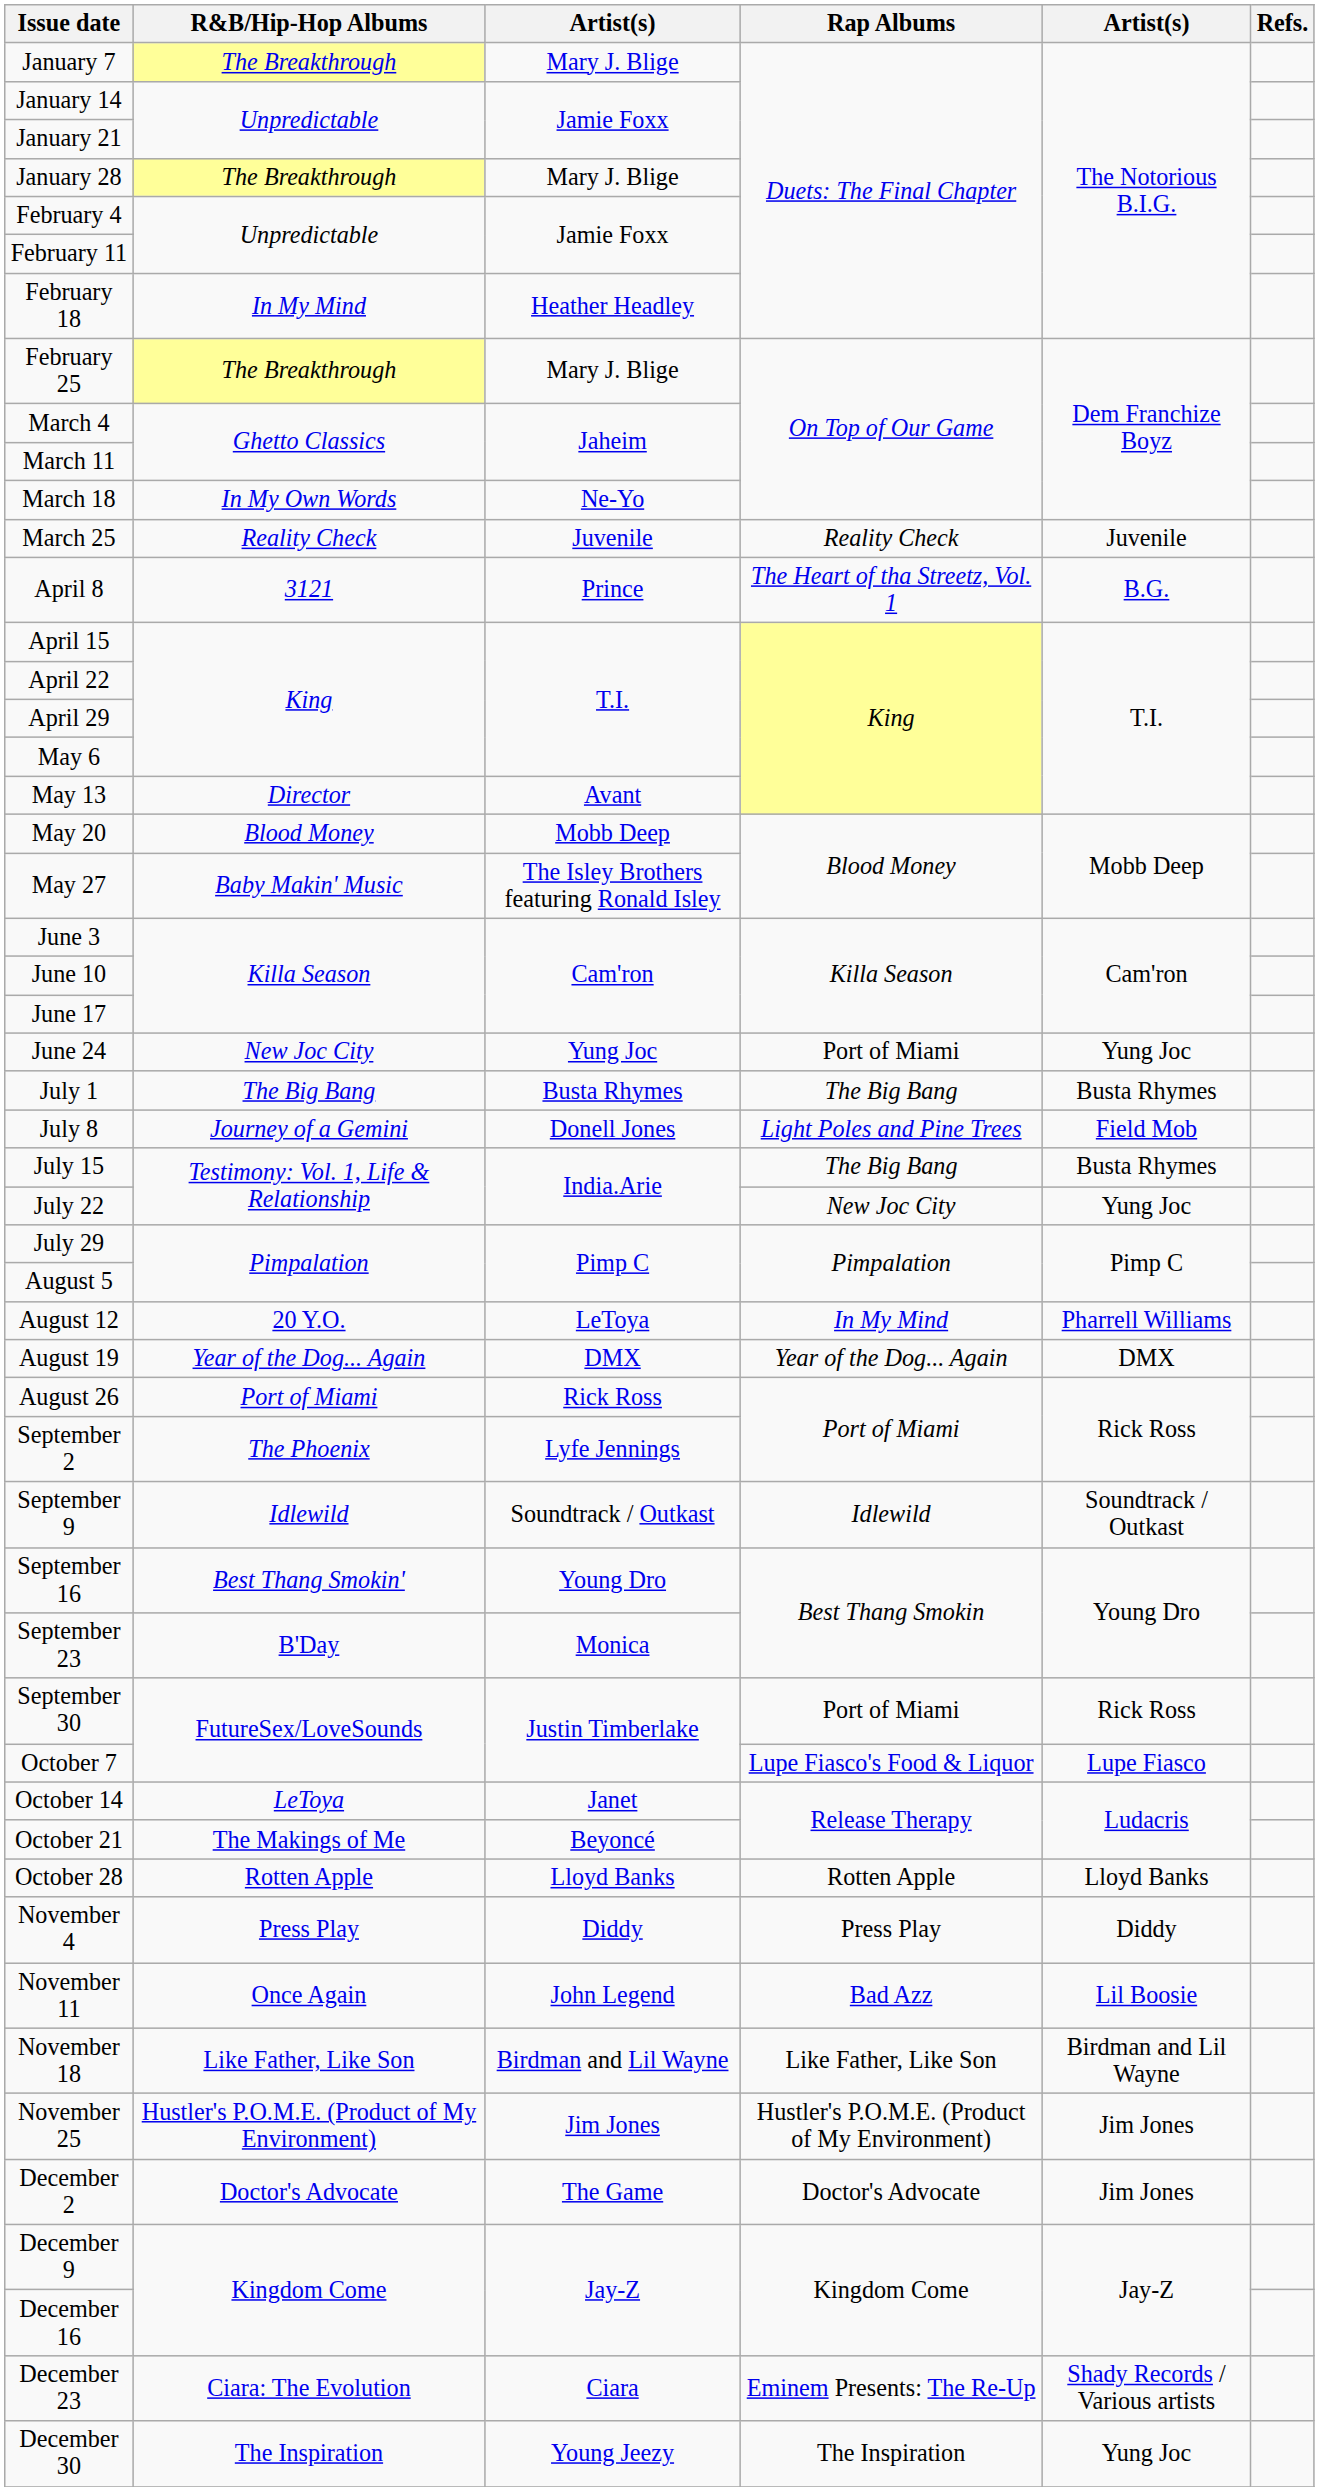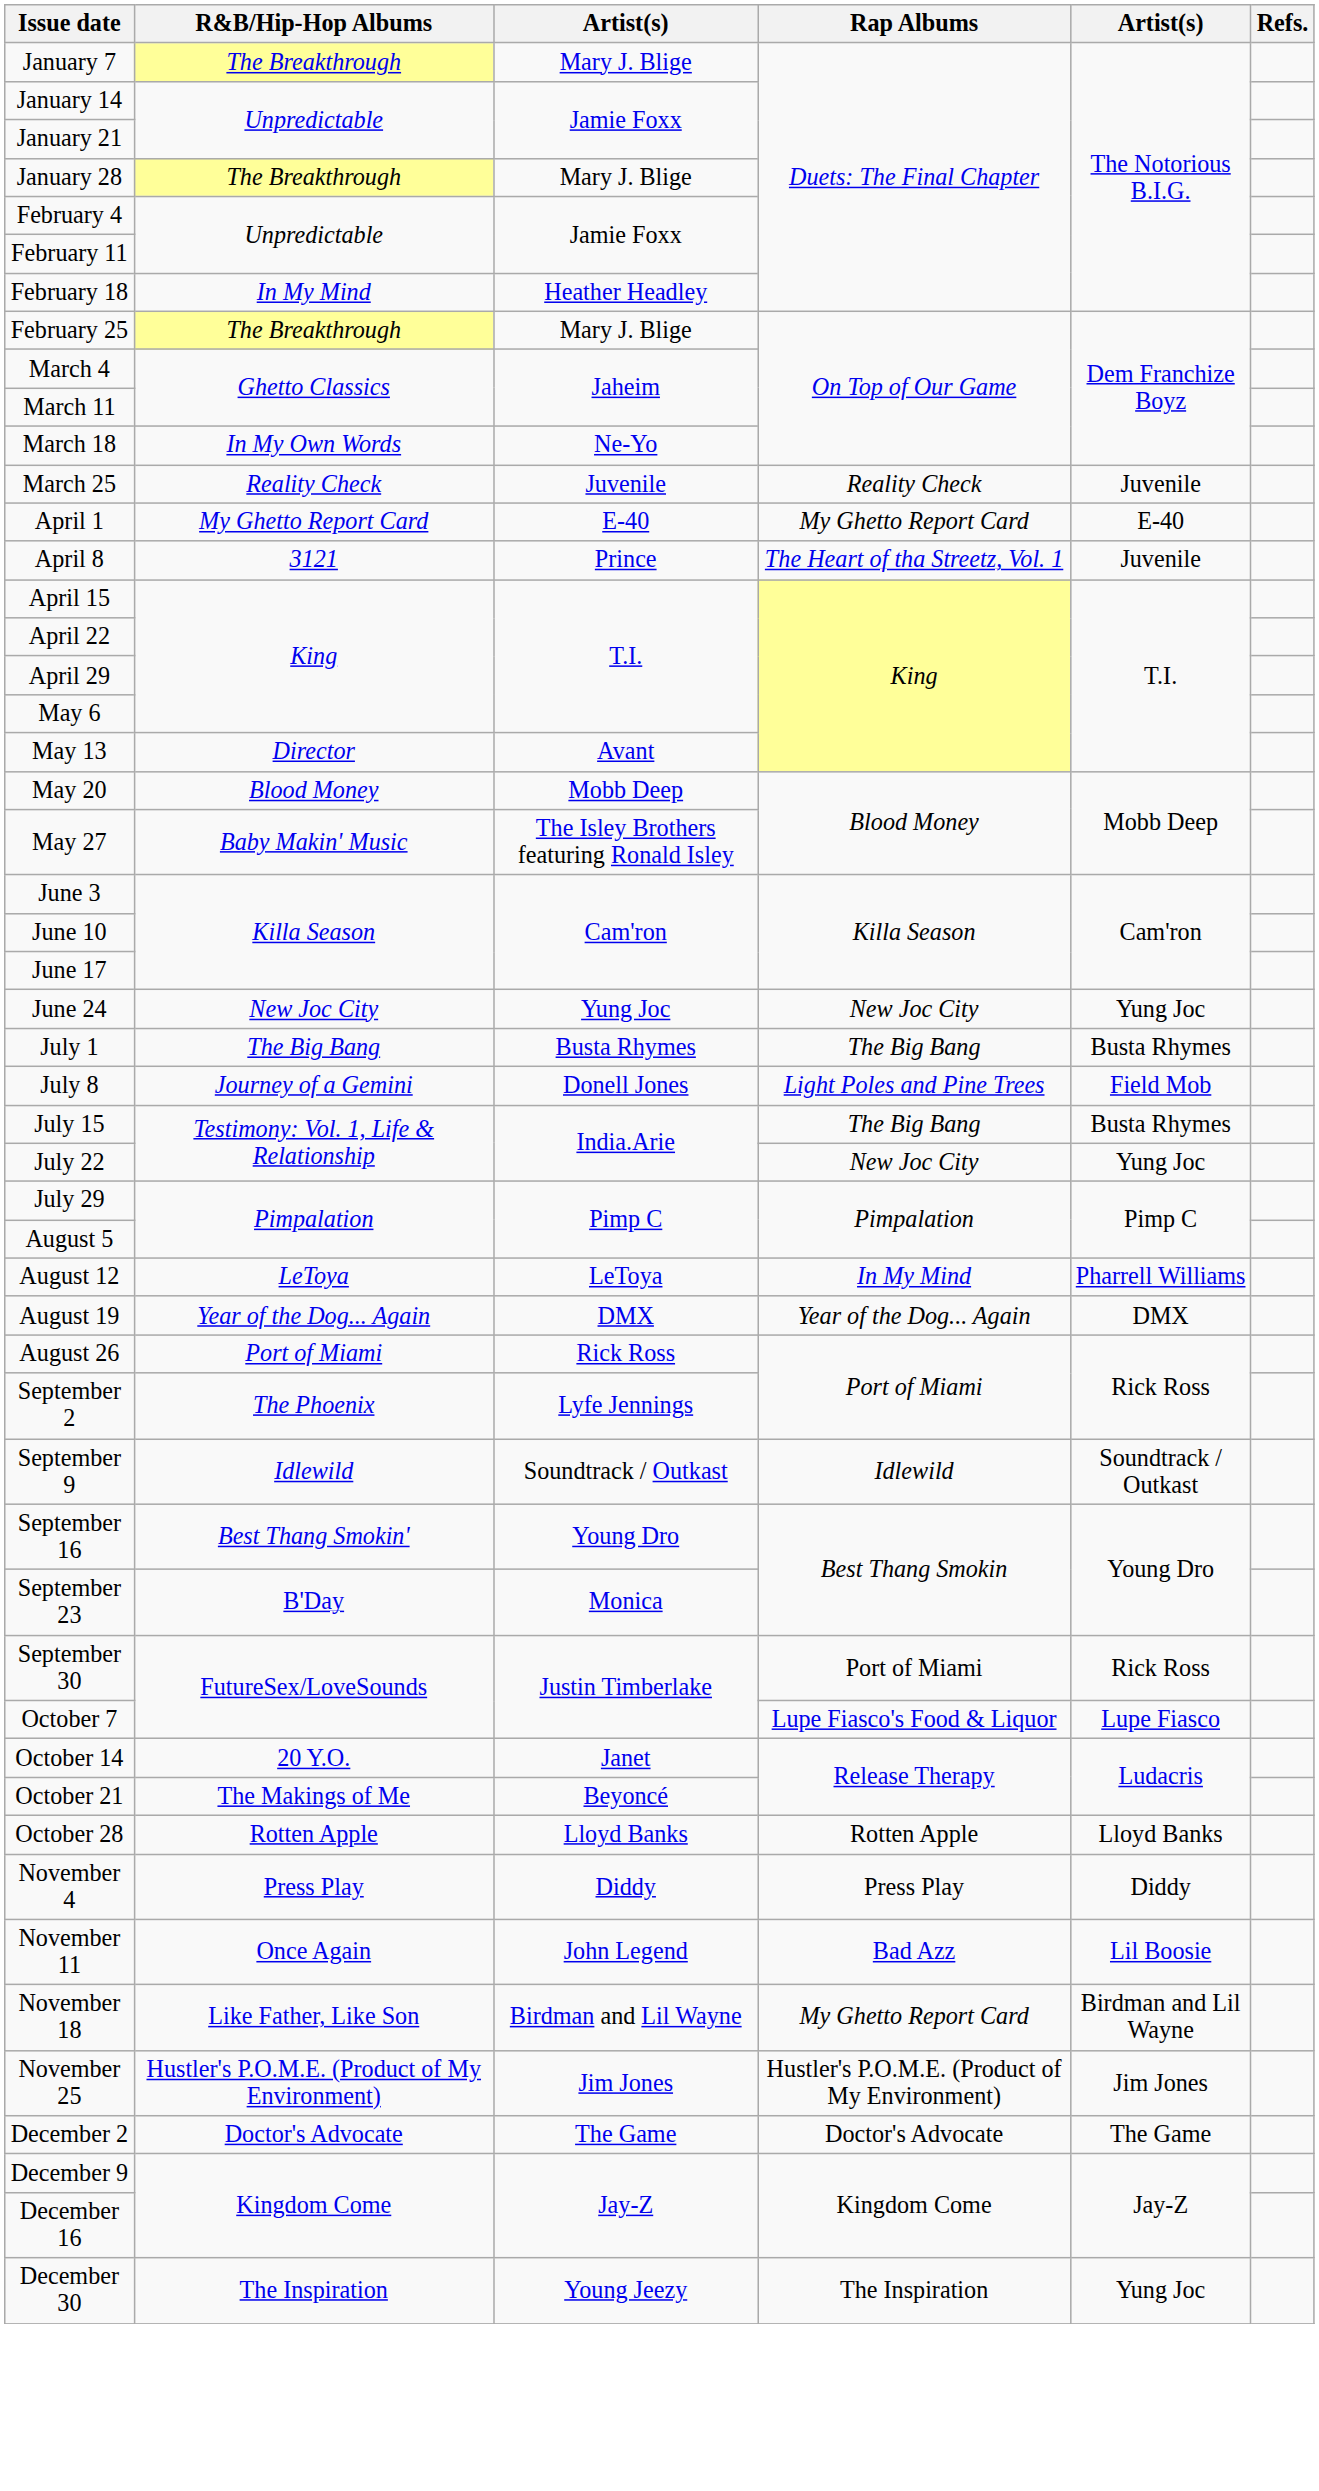+ row: (69, 521)
(1146, 589) B.G. -> (1161, 560) Juvenile
(891, 1051) Port of Miami -> (914, 1008) New Joc City
(309, 1320) 20 Y.O. -> (314, 1276) LeToya
(309, 1800) LeToya -> (314, 1757) 20 Y.O.
(891, 2060) Like Father, Like Son -> (914, 2017) My Ghetto Report Card
(1146, 2191) Jim Jones -> (1161, 2134) The Game
- row: (69, 2387)
